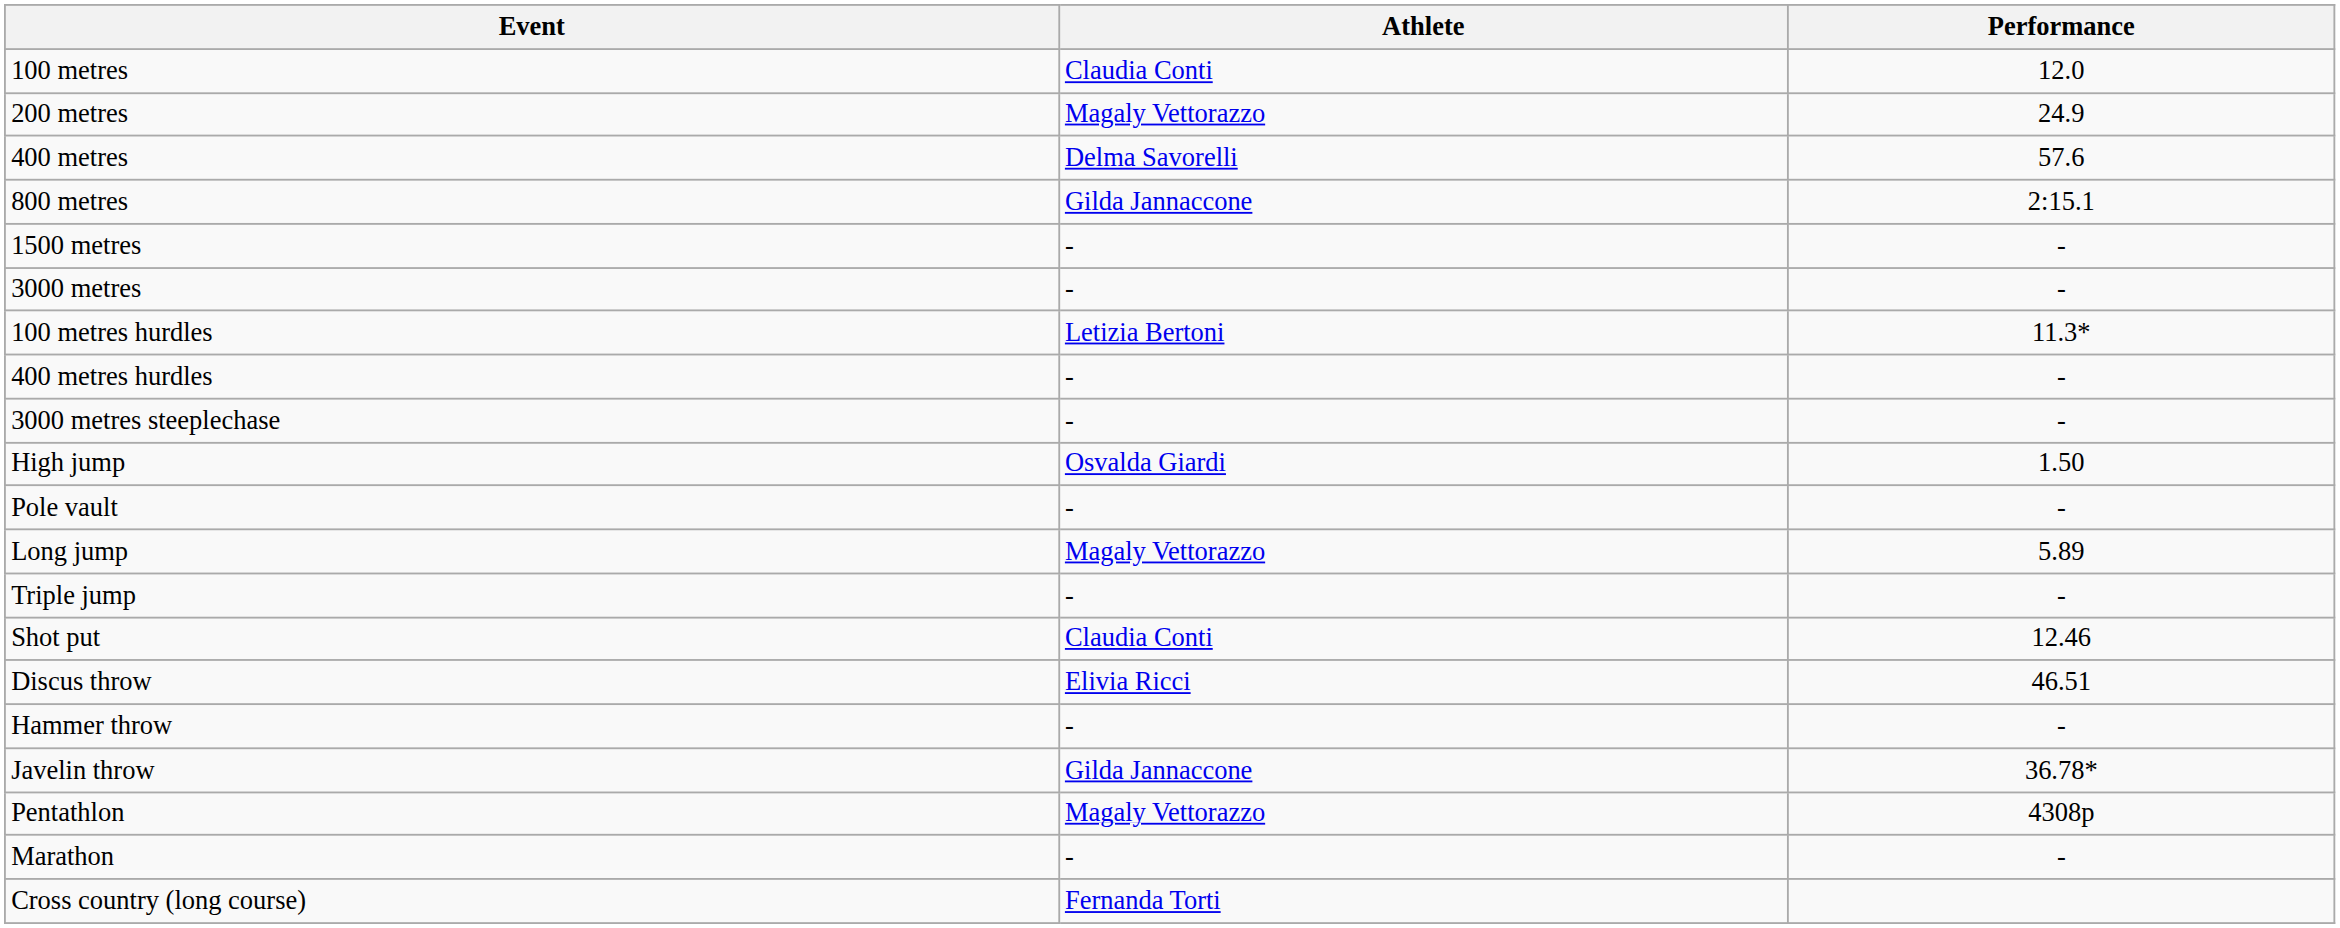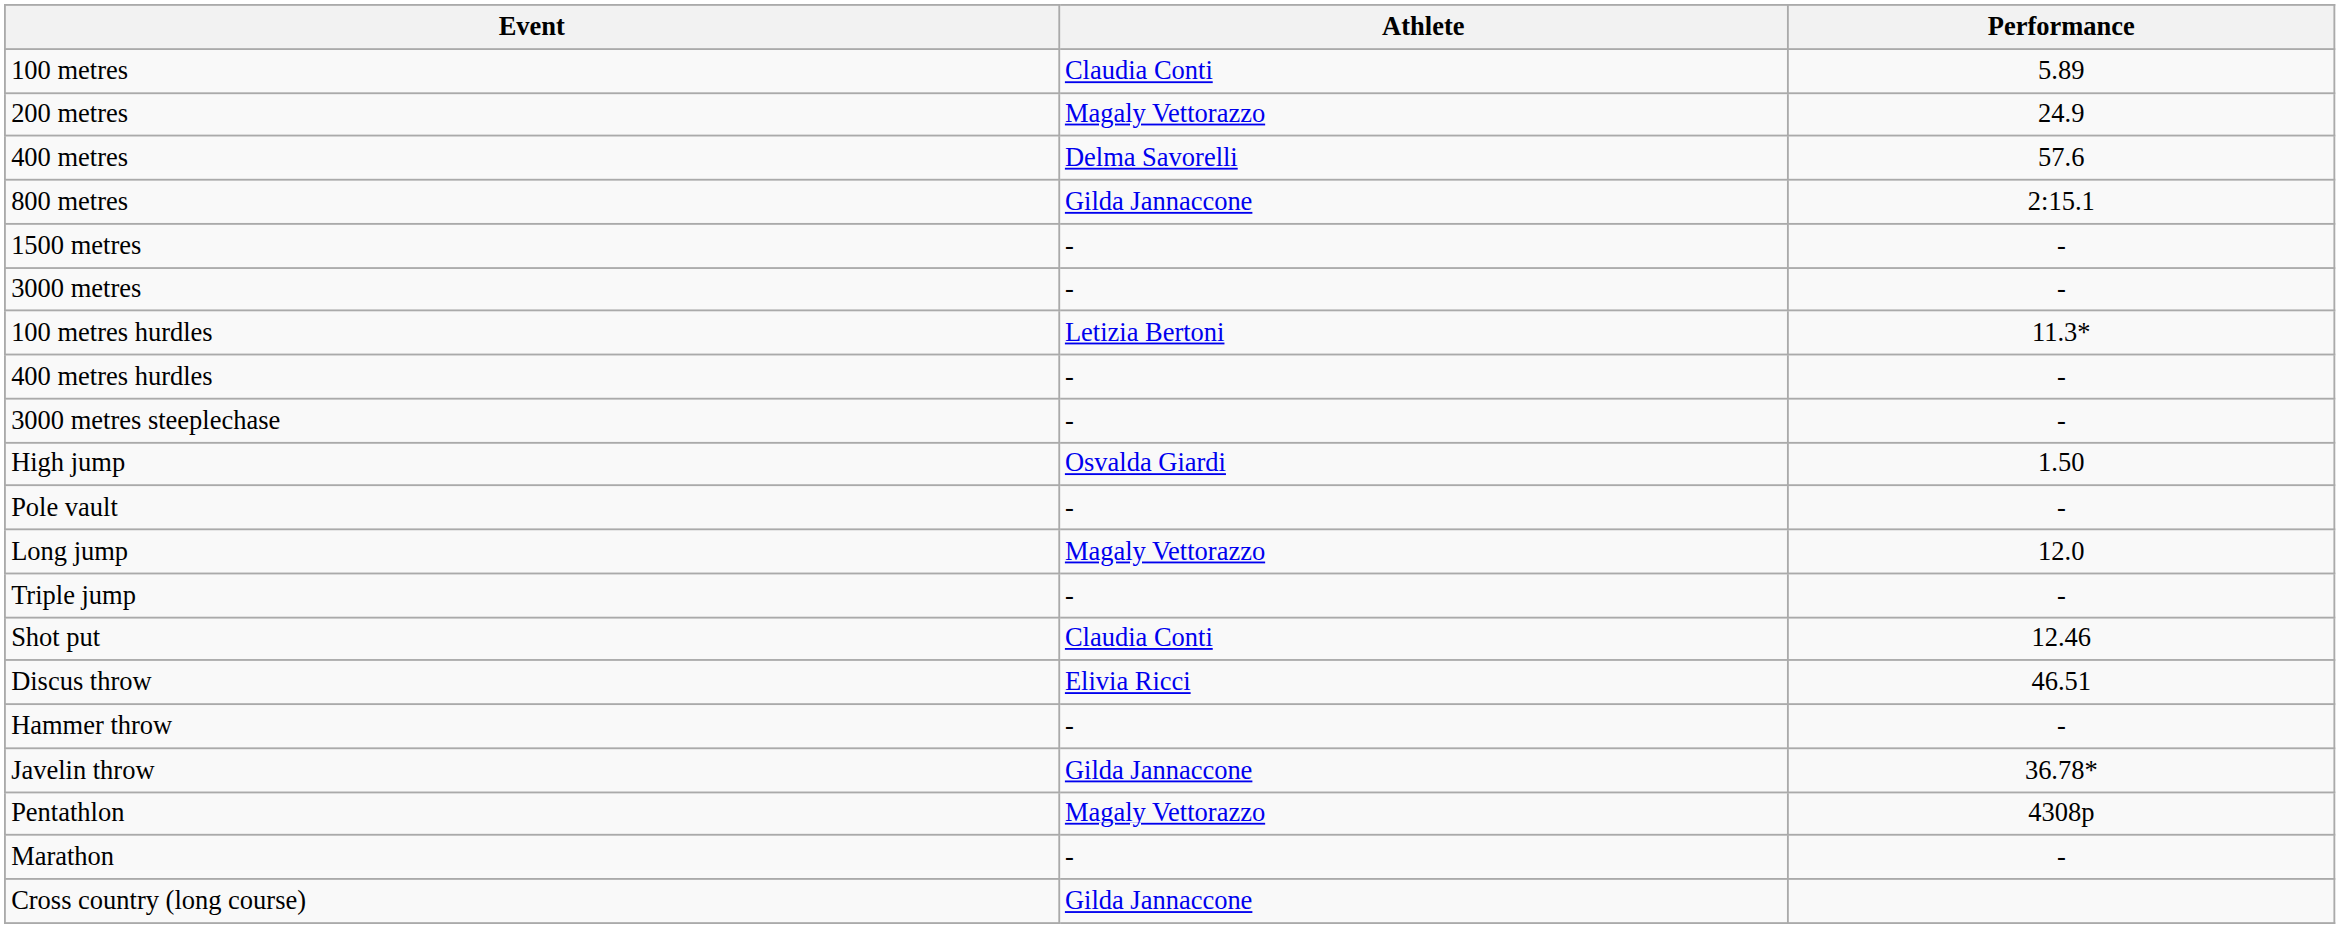(2061, 70) 12.0 -> (2061, 70) 5.89
(2061, 551) 5.89 -> (2061, 551) 12.0
(1143, 900) Fernanda Torti -> (1159, 900) Gilda Jannaccone
